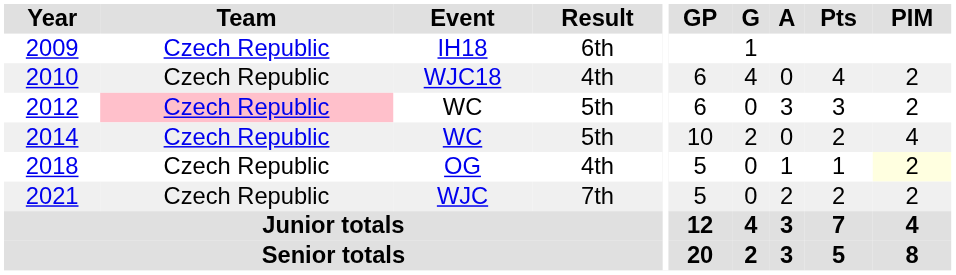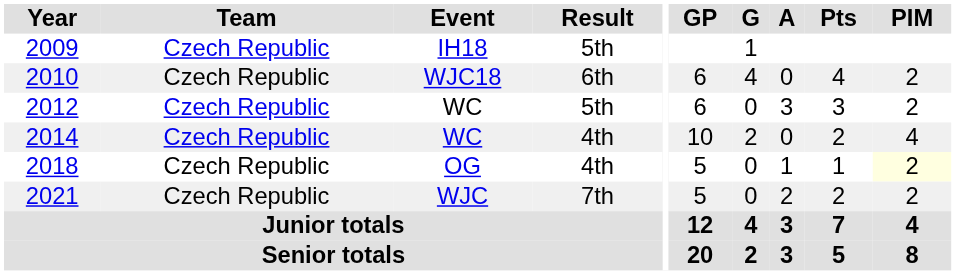(598, 48) 6th -> (598, 48) 5th
(598, 77) 4th -> (598, 77) 6th
(247, 107) pink background -> (247, 107) no background
(598, 136) 5th -> (598, 136) 4th
